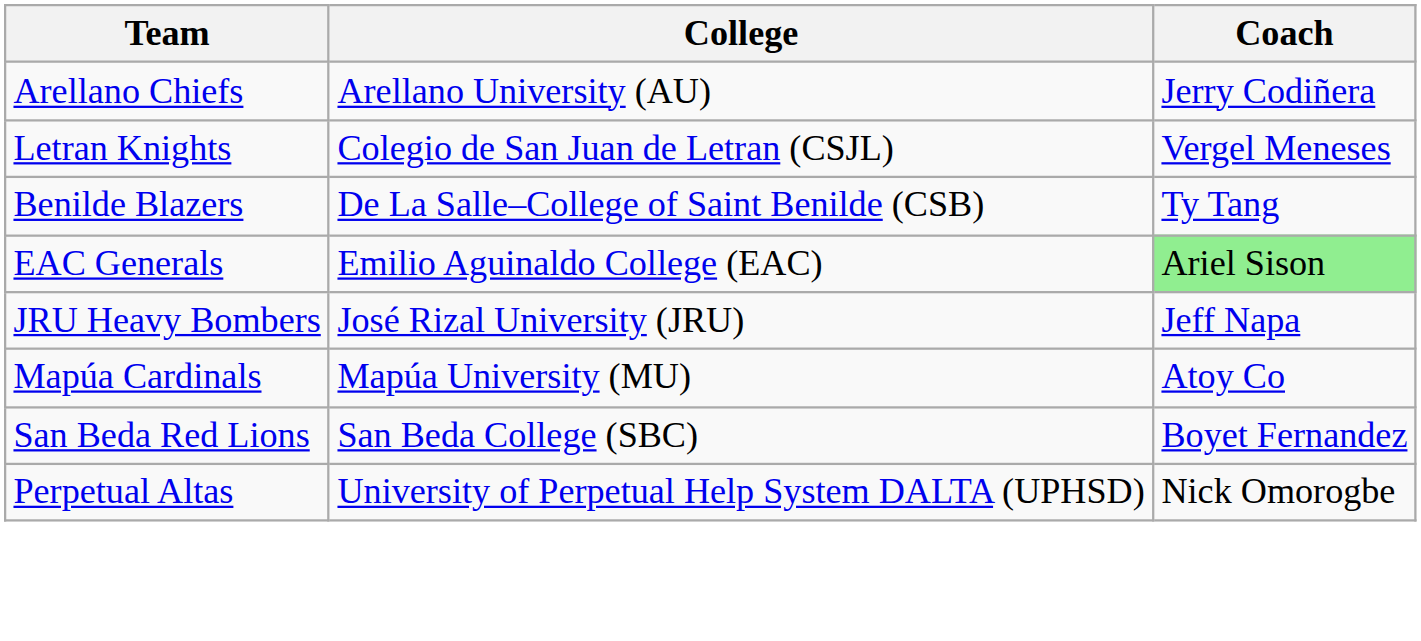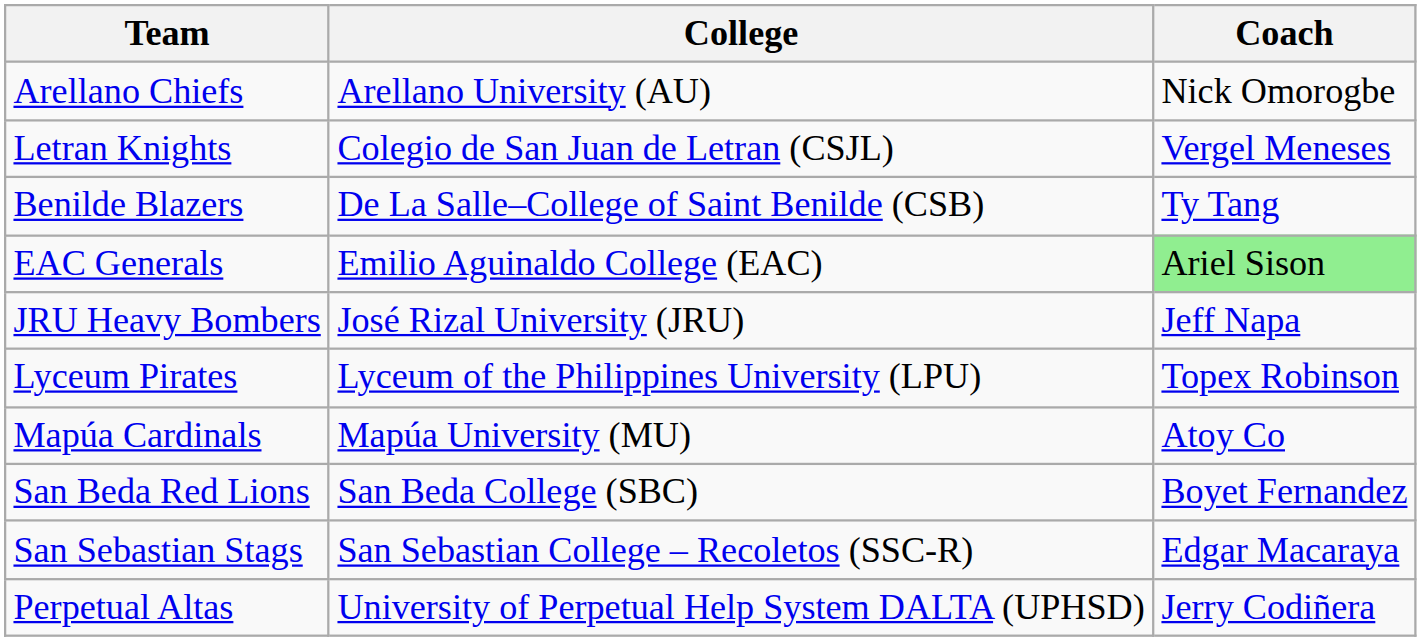(1268, 90) Jerry Codiñera -> (1278, 90) Nick Omorogbe
+ row: (125, 377)
+ row: (158, 549)
(1278, 491) Nick Omorogbe -> (1268, 606) Jerry Codiñera
